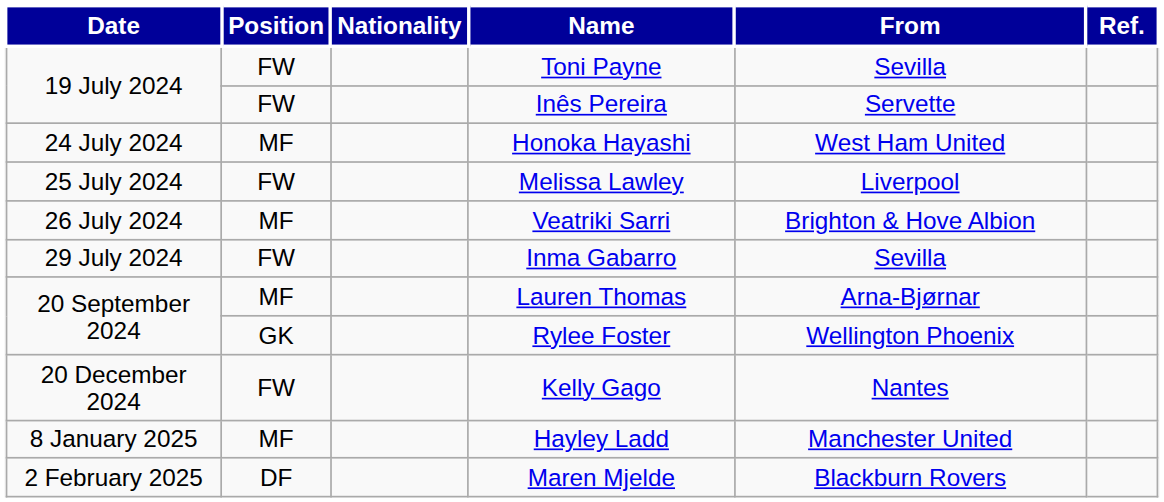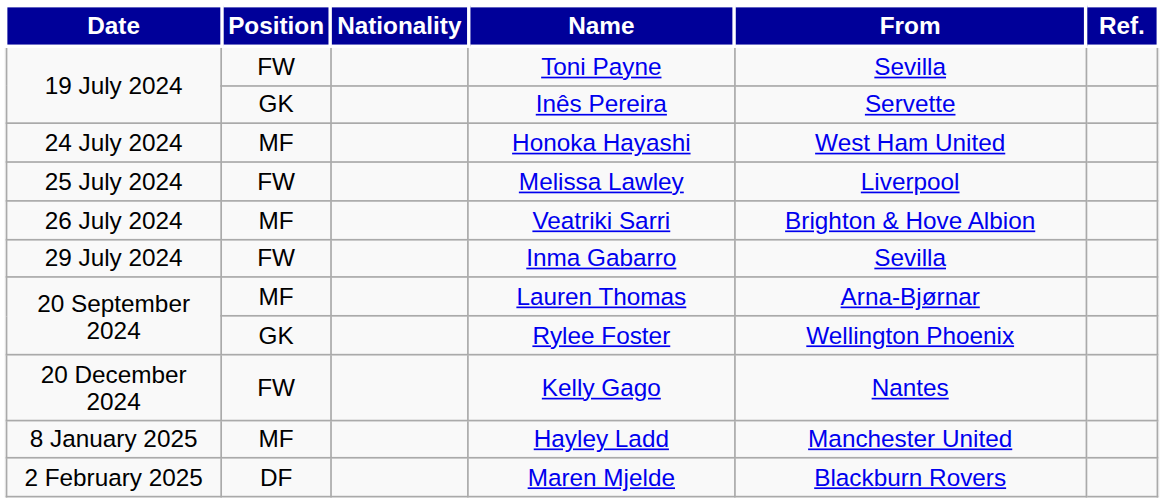(276, 105) FW -> (276, 105) GK
